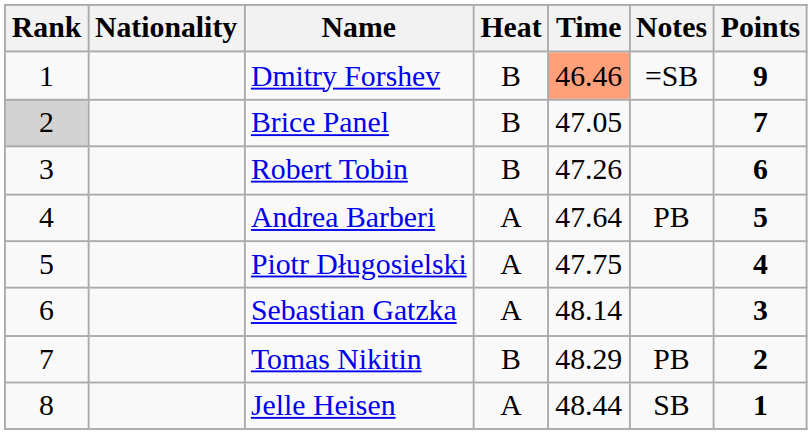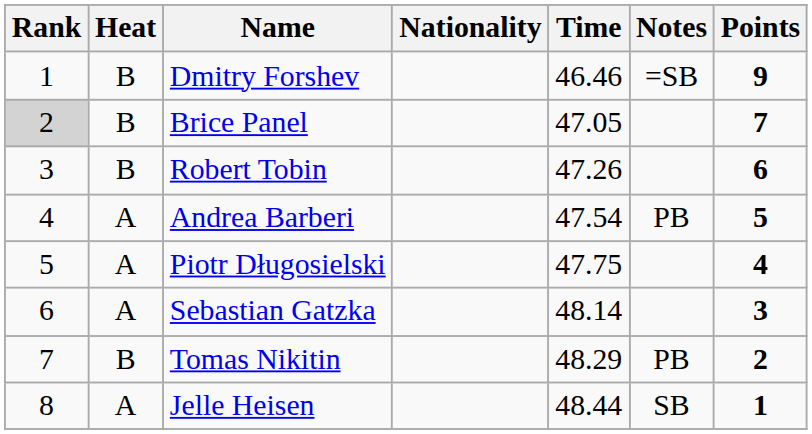columns swapped: (511, 28) <-> (166, 28)
(589, 75) lightsalmon background -> (589, 75) no background
(589, 216) 47.64 -> (589, 216) 47.54
